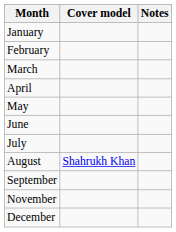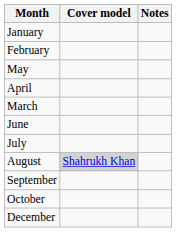rows swapped: (22, 69) <-> (18, 106)
(99, 161) no background -> (99, 161) lightgrey background
+ row: (26, 198)
- row: (32, 198)
